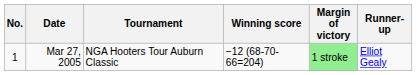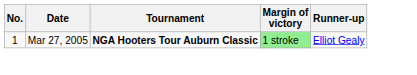- column: (266, 24)
(144, 57) normal -> (175, 40) bold
